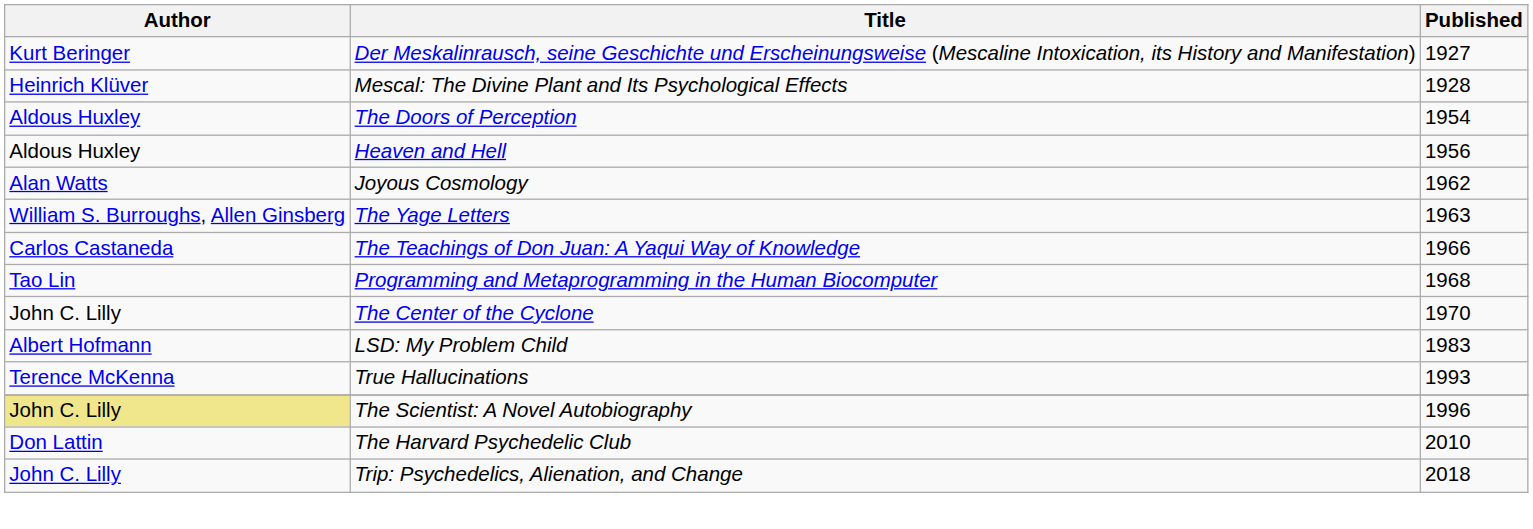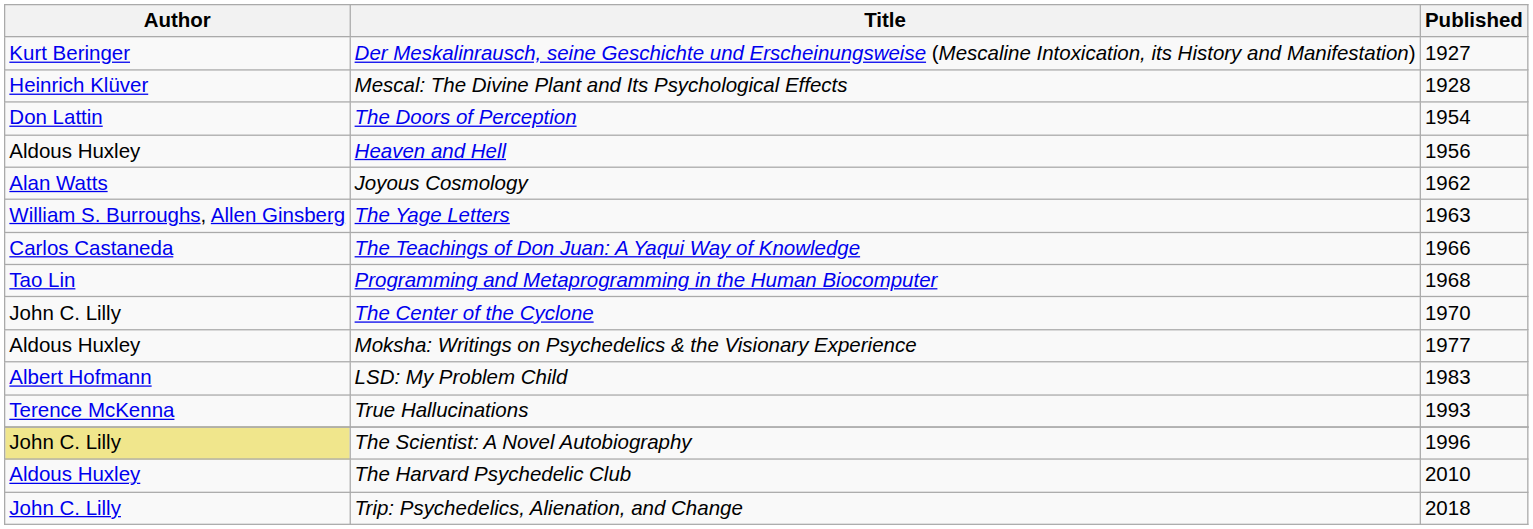(75, 118) Aldous Huxley -> (56, 118) Don Lattin
+ row: (636, 345)
(56, 442) Don Lattin -> (75, 475) Aldous Huxley
